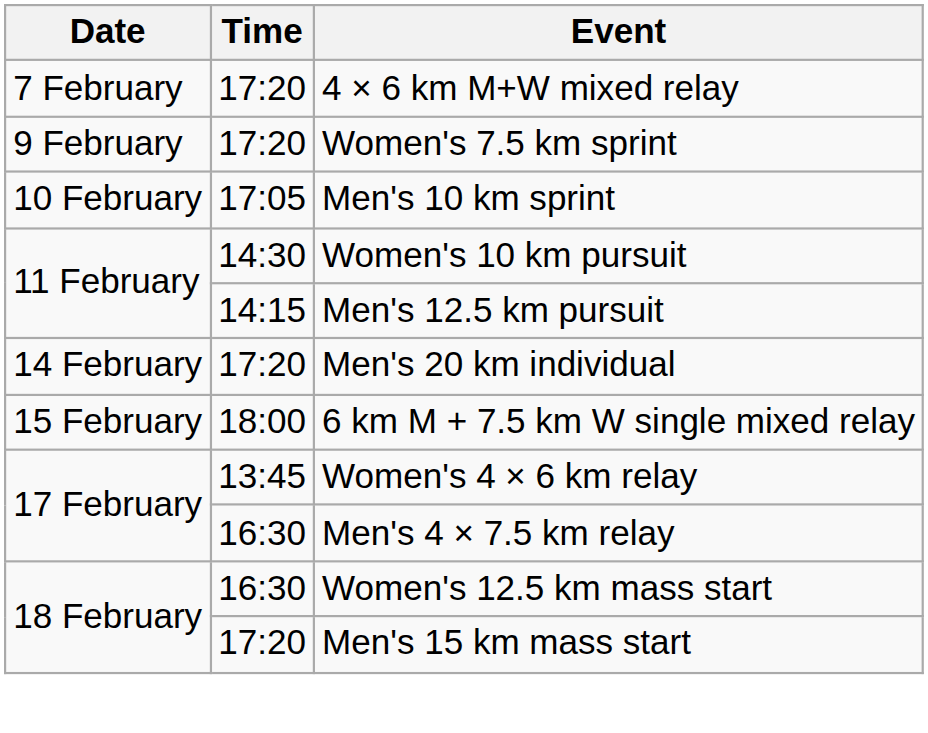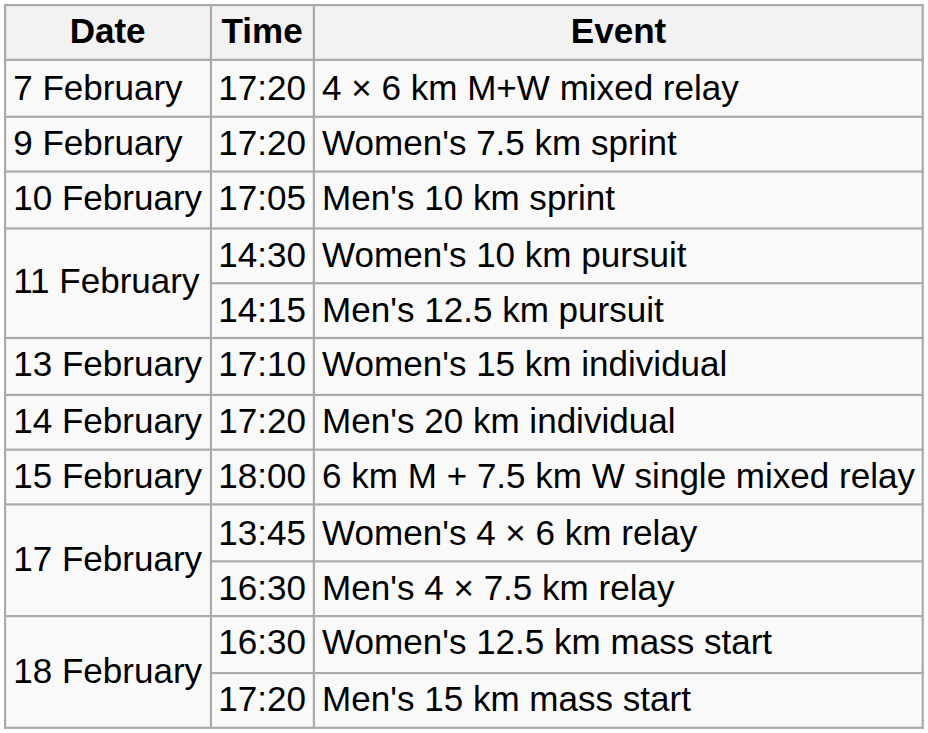+ row: (525, 365)
